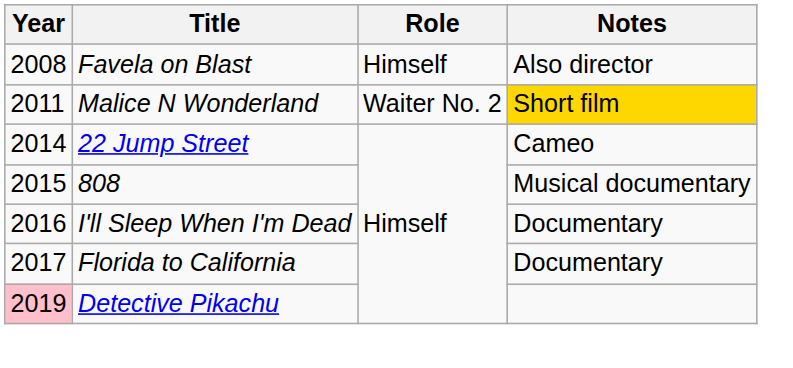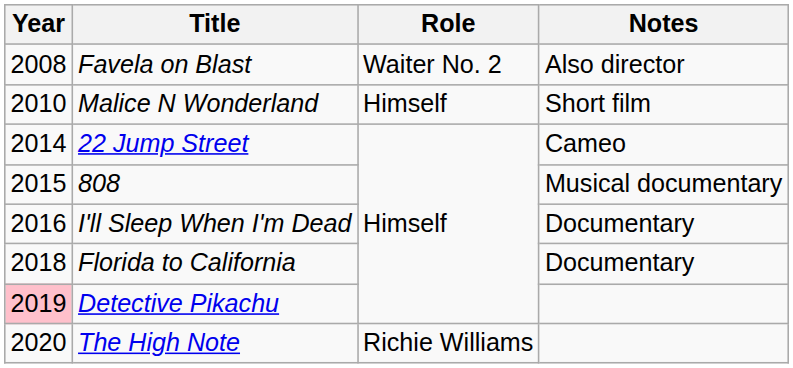(405, 64) Himself -> (432, 64) Waiter No. 2
(38, 104) 2011 -> (39, 104) 2010
(432, 104) Waiter No. 2 -> (405, 104) Himself
(566, 104) gold background -> (598, 104) no background
(39, 263) 2017 -> (39, 263) 2018
+ row: (159, 343)
